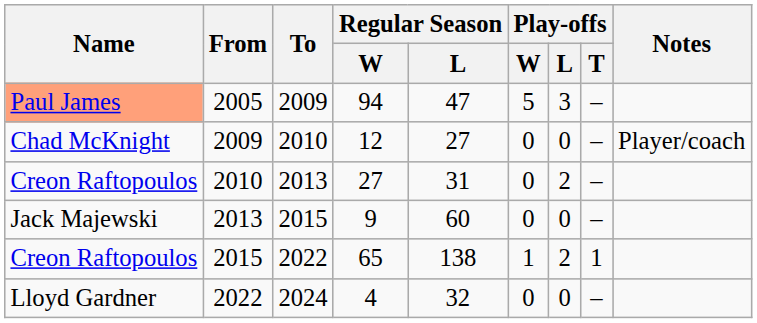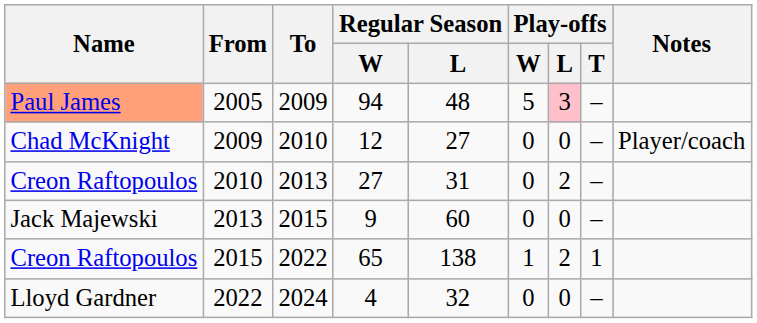(458, 102) 47 -> (458, 102) 48
(565, 102) no background -> (565, 102) pink background
